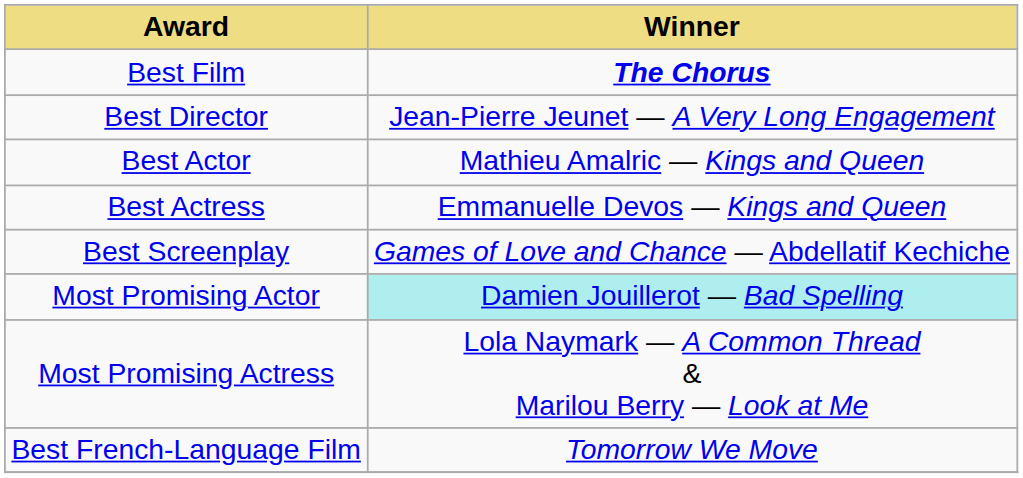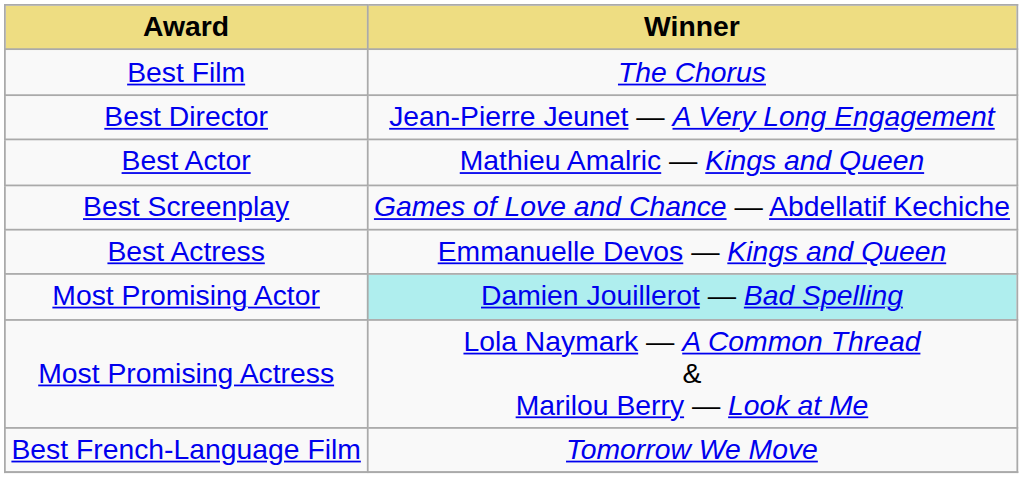(692, 71) bold -> (692, 71) normal
rows swapped: (186, 206) <-> (186, 251)
